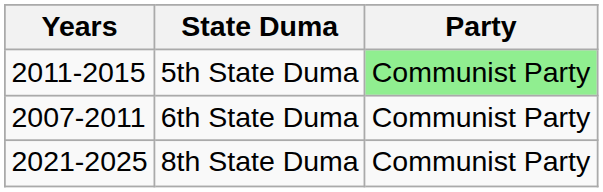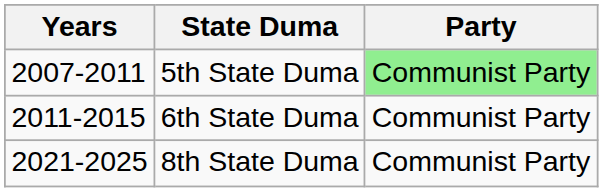(78, 72) 2011-2015 -> (78, 72) 2007-2011
(78, 117) 2007-2011 -> (78, 117) 2011-2015
